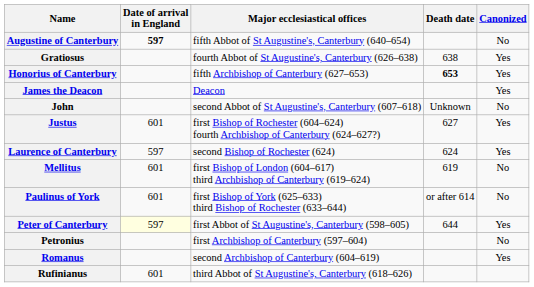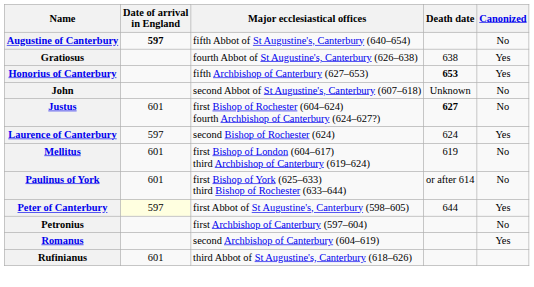- row: (62, 90)
(450, 123) normal -> (450, 106) bold
(503, 123) Yes -> (503, 106) No
